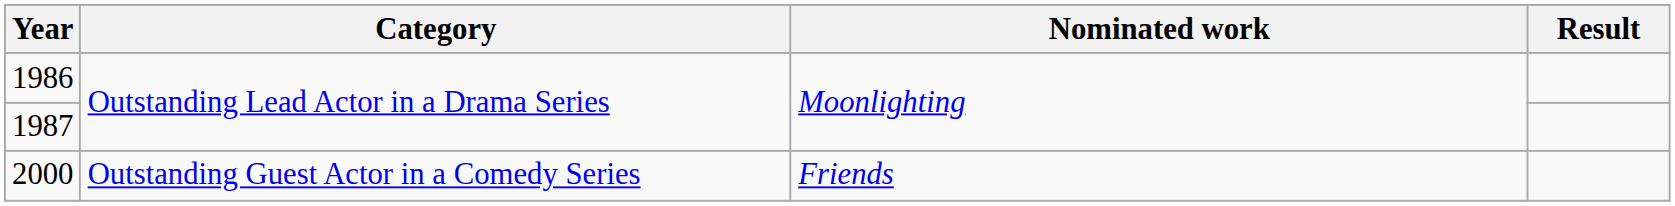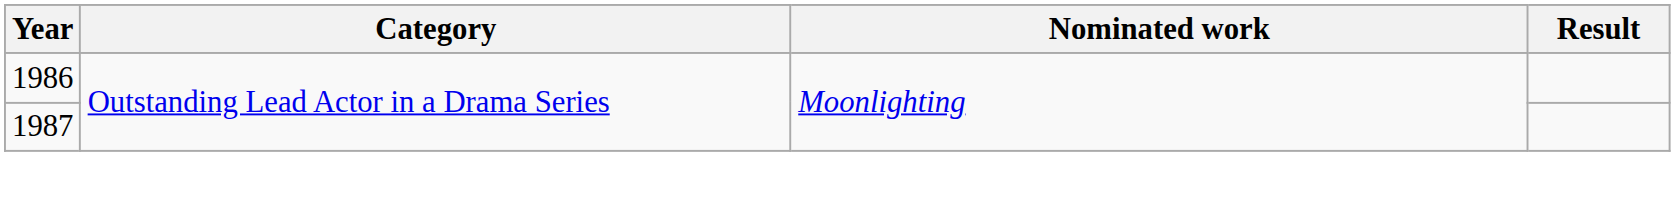- row: (43, 175)
